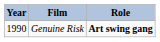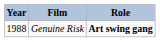(16, 29) 1990 -> (16, 29) 1988
